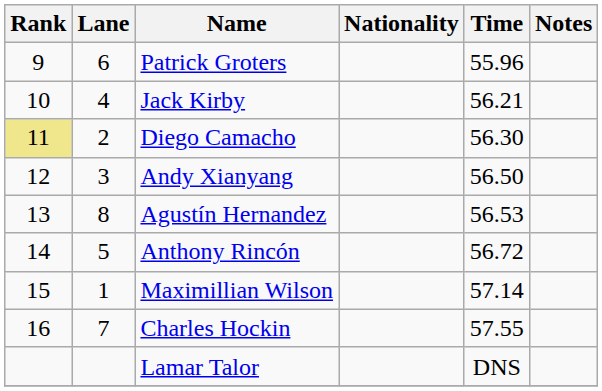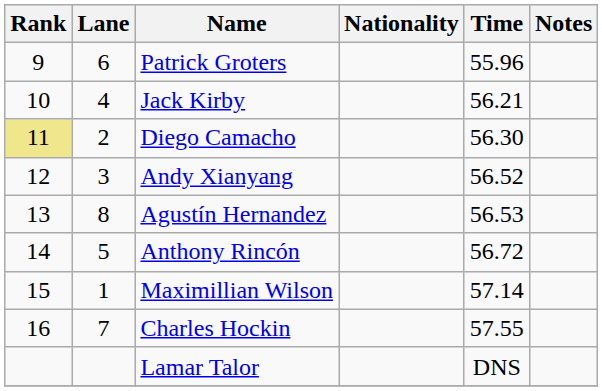(497, 175) 56.50 -> (497, 175) 56.52
